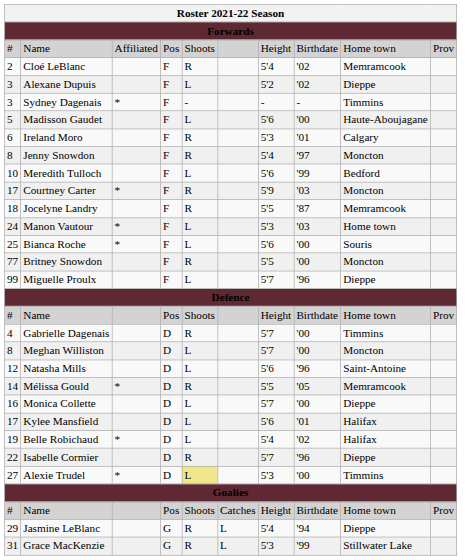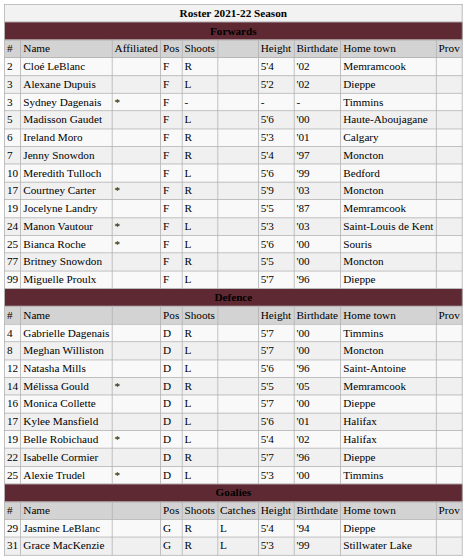(10, 155) 8 -> (10, 155) 7
(13, 208) 18 -> (13, 208) 19
(370, 226) Home town -> (388, 226) Saint-Louis de Kent
(13, 475) 27 -> (13, 475) 25
(188, 475) khaki background -> (188, 475) no background
